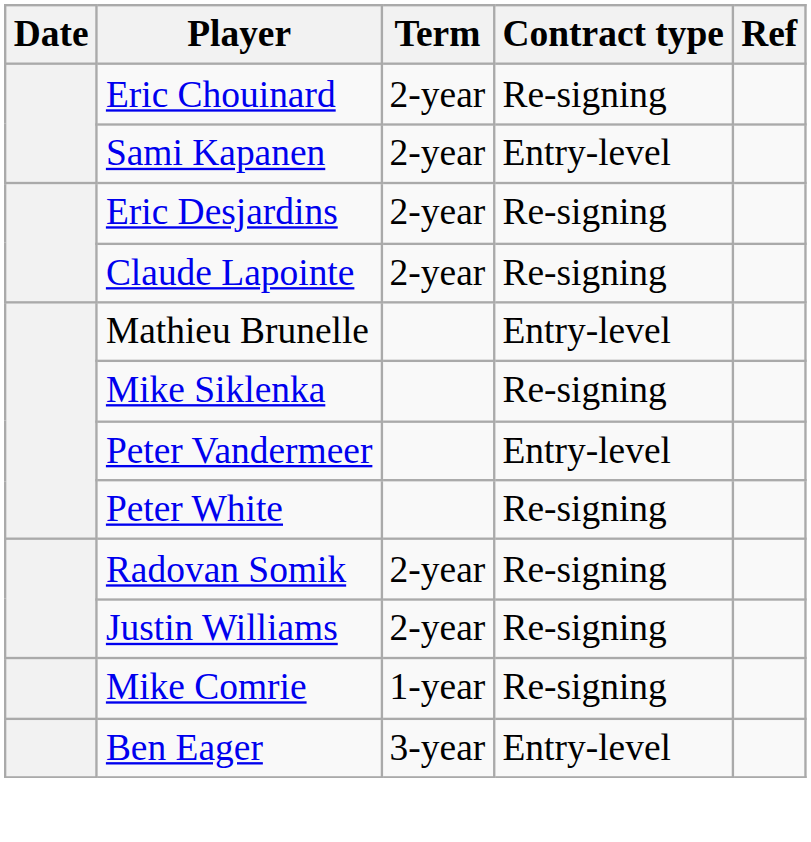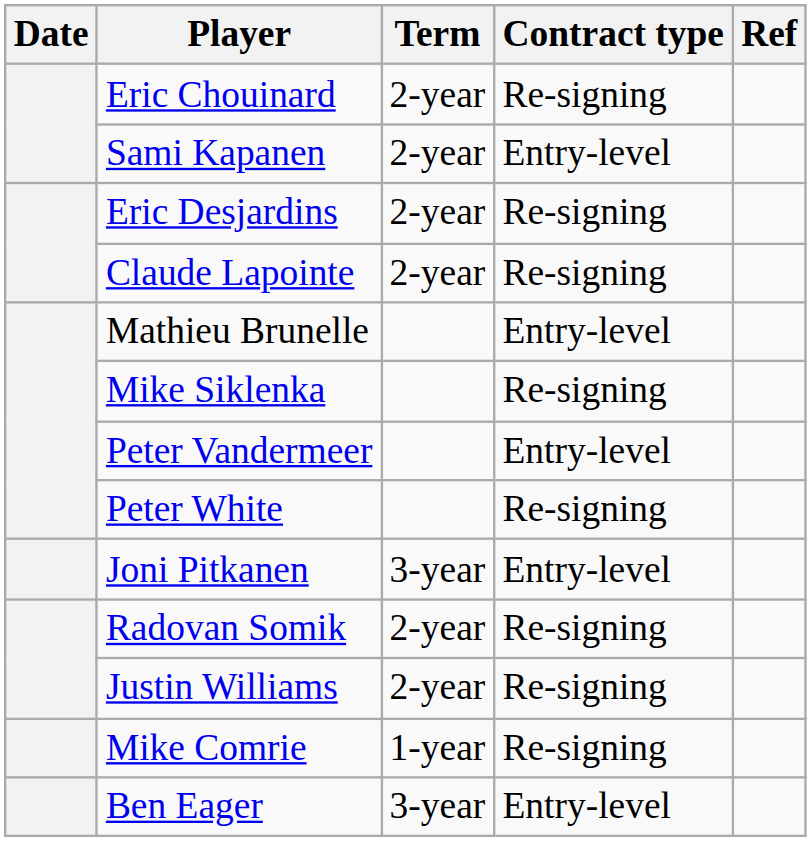+ row: (207, 568)
